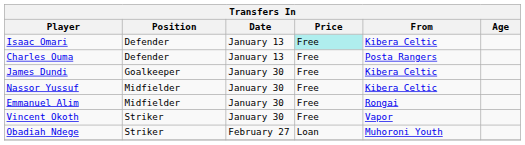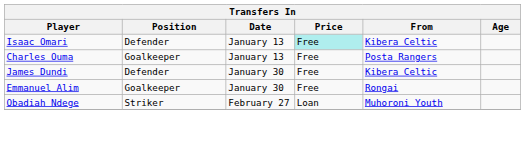(147, 57) Defender -> (152, 57) Goalkeeper
(152, 72) Goalkeeper -> (147, 72) Defender
- row: (43, 87)
(152, 102) Midfielder -> (152, 87) Goalkeeper
- row: (43, 117)
